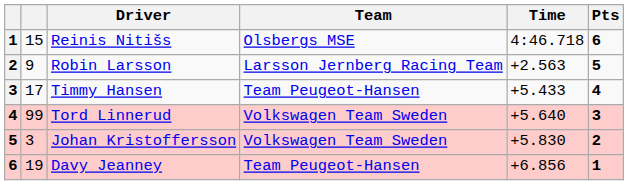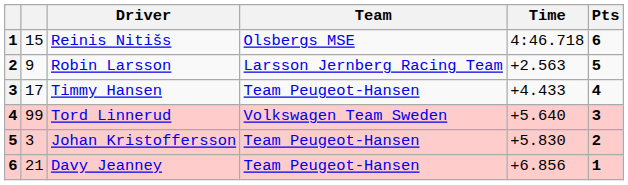(538, 92) +5.433 -> (538, 92) +4.433
(345, 142) Volkswagen Team Sweden -> (332, 142) Team Peugeot-Hansen
(34, 167) 19 -> (34, 167) 21
